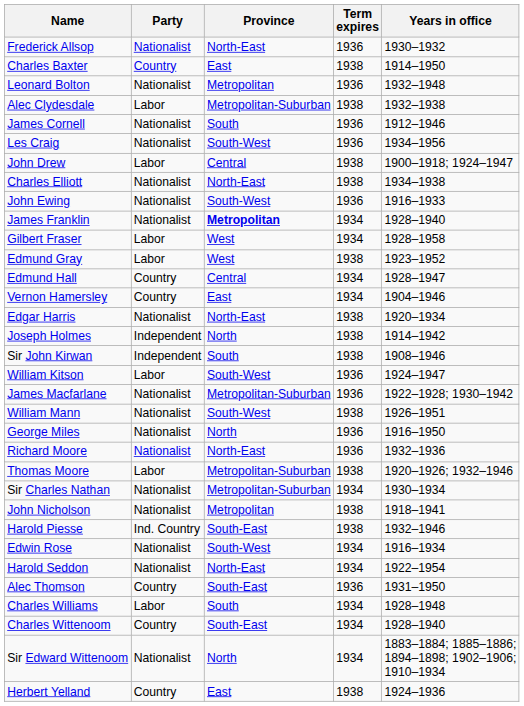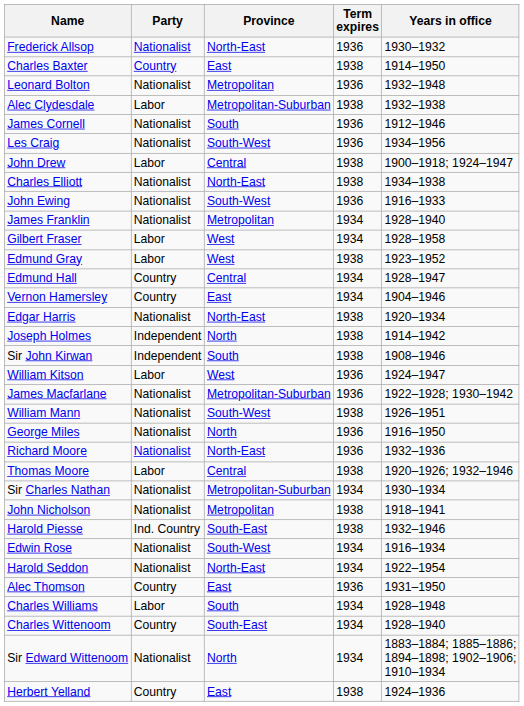(243, 220) bold -> (240, 220) normal
(239, 374) South-West -> (221, 374) West
(269, 471) Metropolitan-Suburban -> (227, 471) Central
(237, 587) South-East -> (219, 587) East
